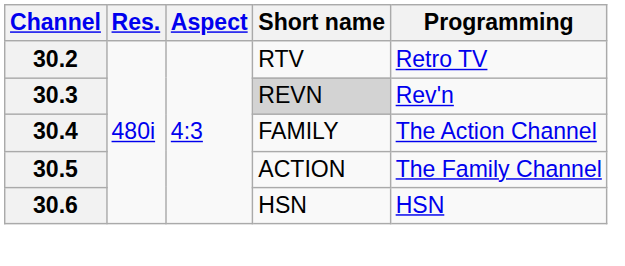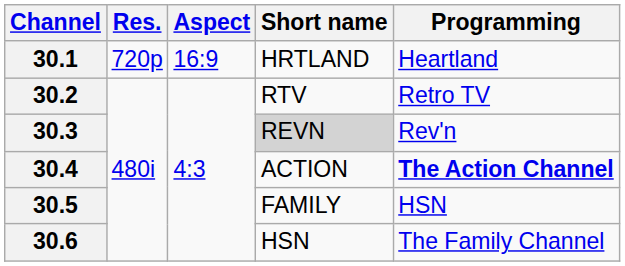+ row: (55, 59)
(298, 132) FAMILY -> (304, 168) ACTION
(496, 132) normal -> (506, 168) bold
(302, 168) ACTION -> (301, 205) FAMILY
(499, 168) The Family Channel -> (423, 205) HSN
(420, 205) HSN -> (501, 242) The Family Channel
